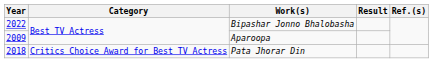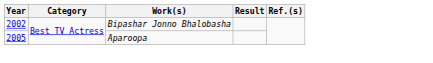(16, 24) 2022 -> (16, 24) 2002
(16, 38) 2009 -> (16, 38) 2005
- row: (268, 51)
